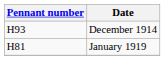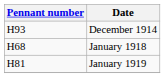+ row: (118, 47)
